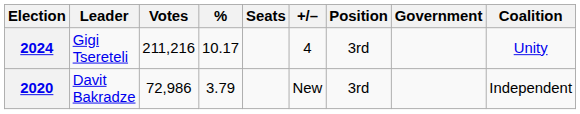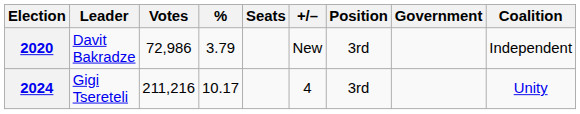rows swapped: (37, 88) <-> (37, 48)
